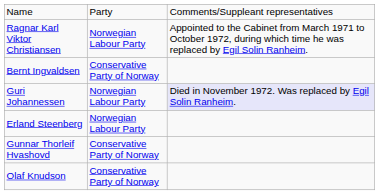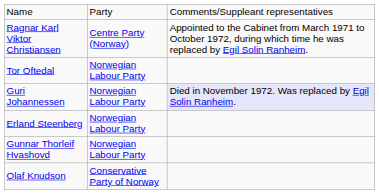(117, 38) Norwegian Labour Party -> (117, 38) Centre Party (Norway)
+ row: (30, 70)
- row: (43, 70)
(124, 150) Conservative Party of Norway -> (117, 150) Norwegian Labour Party
